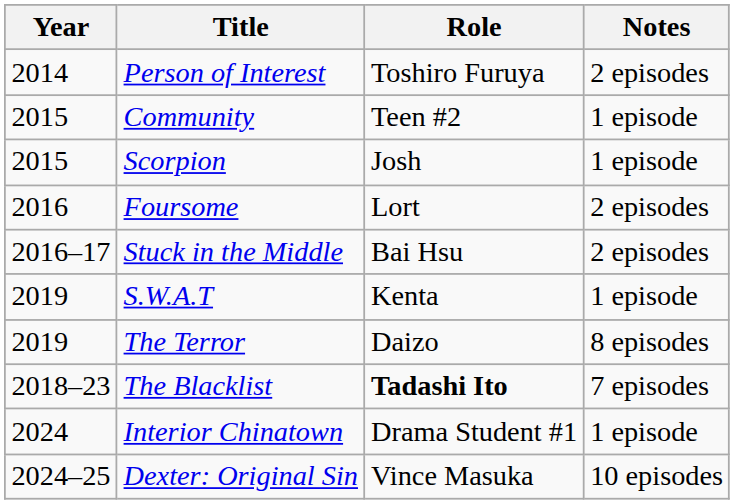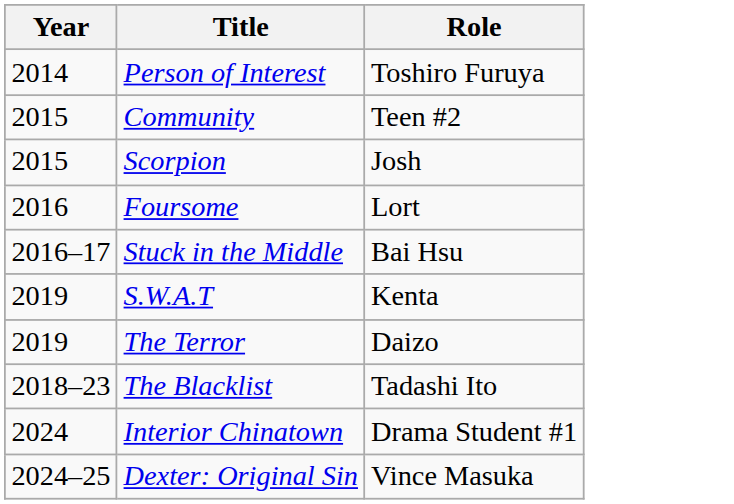- column: (657, 26)
(439, 386) bold -> (434, 386) normal
